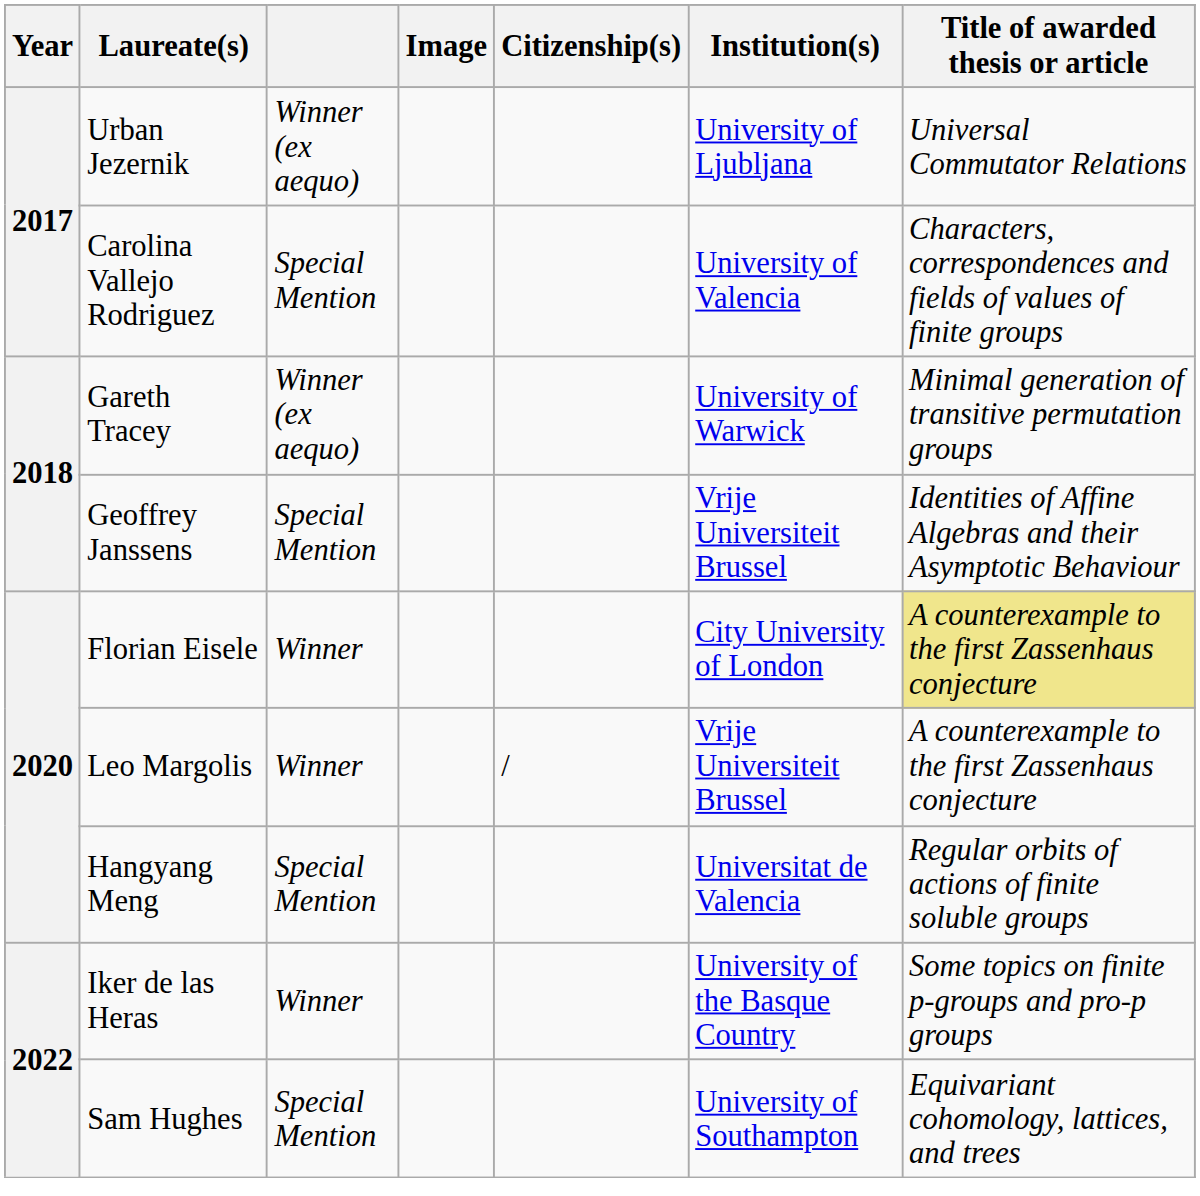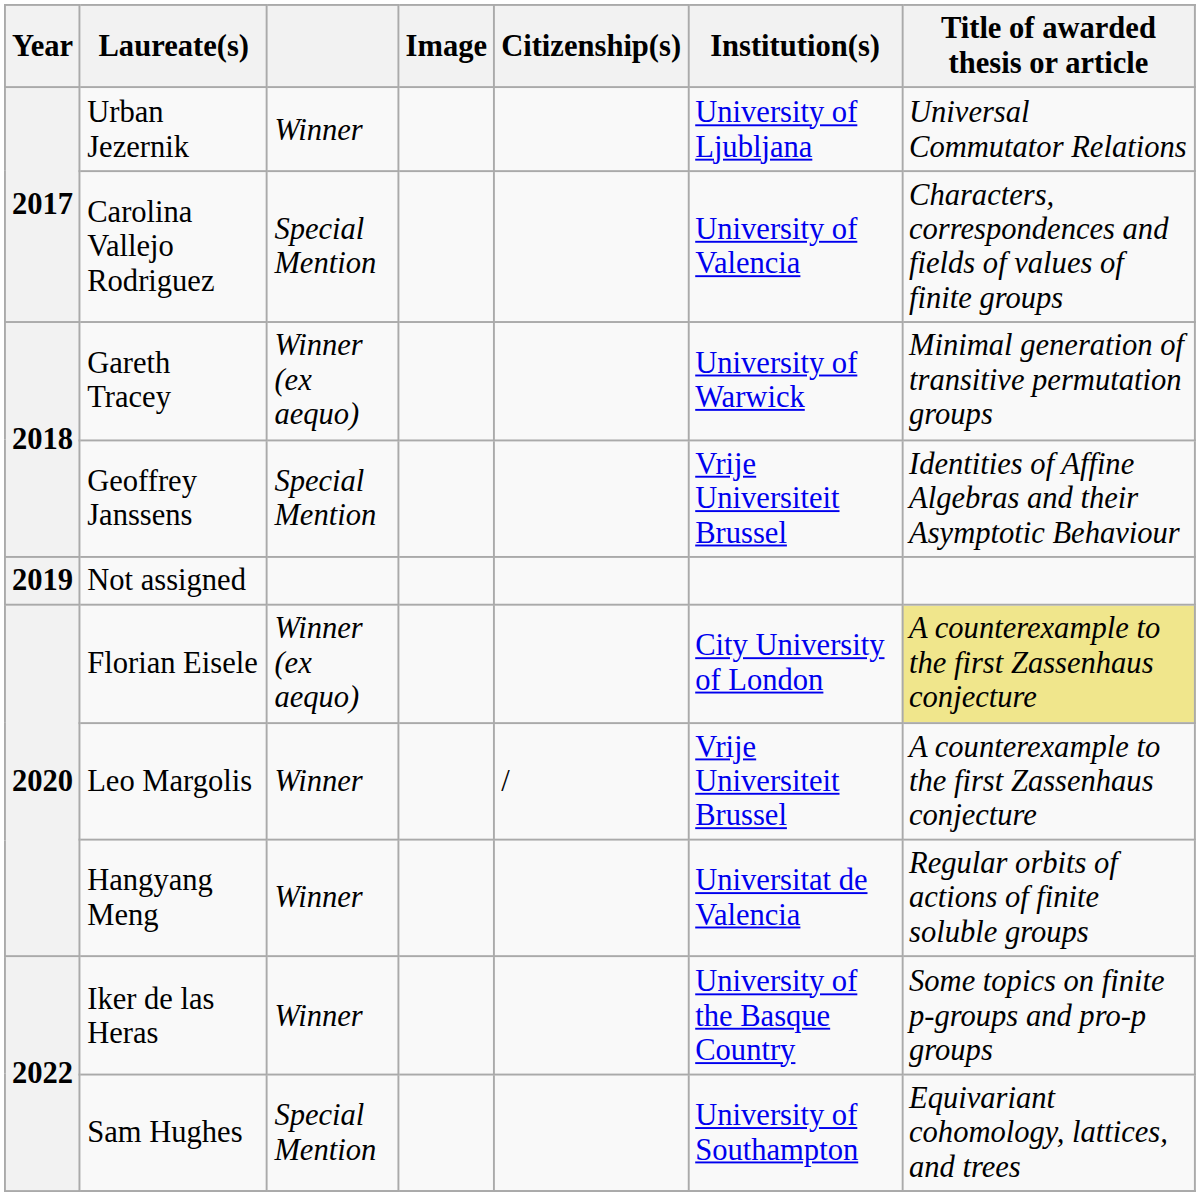(319, 145) Winner (ex aequo) -> (319, 128) Winner
+ row: (167, 580)
(319, 649) Winner -> (319, 663) Winner (ex aequo)
(325, 883) Special Mention -> (319, 897) Winner
